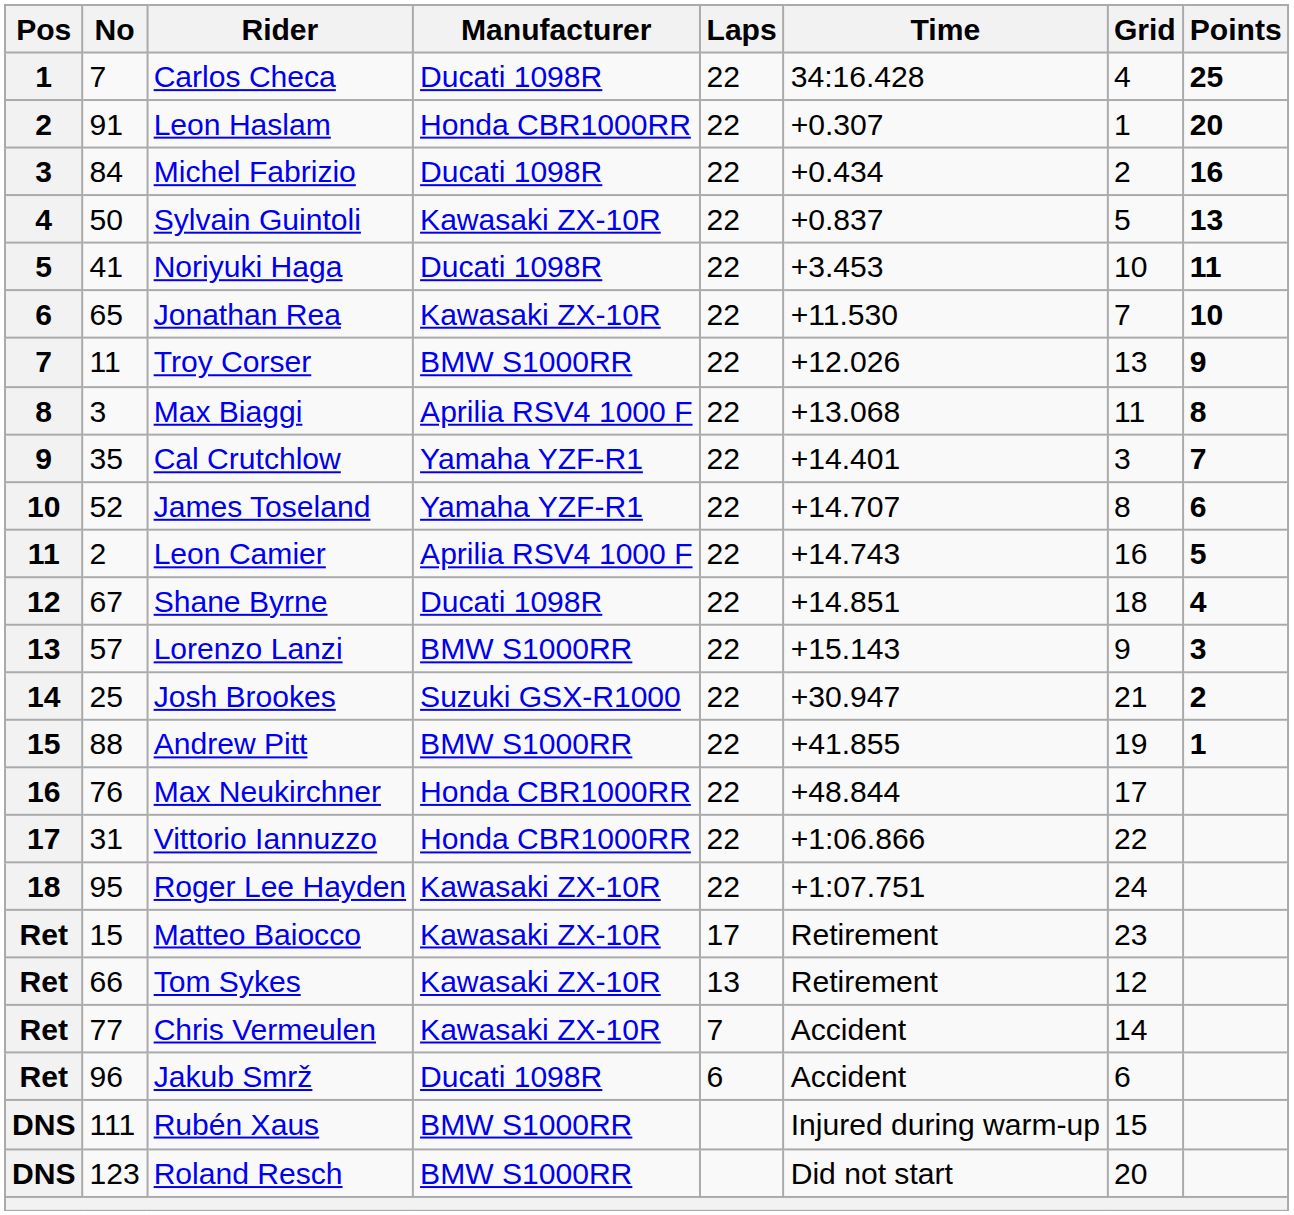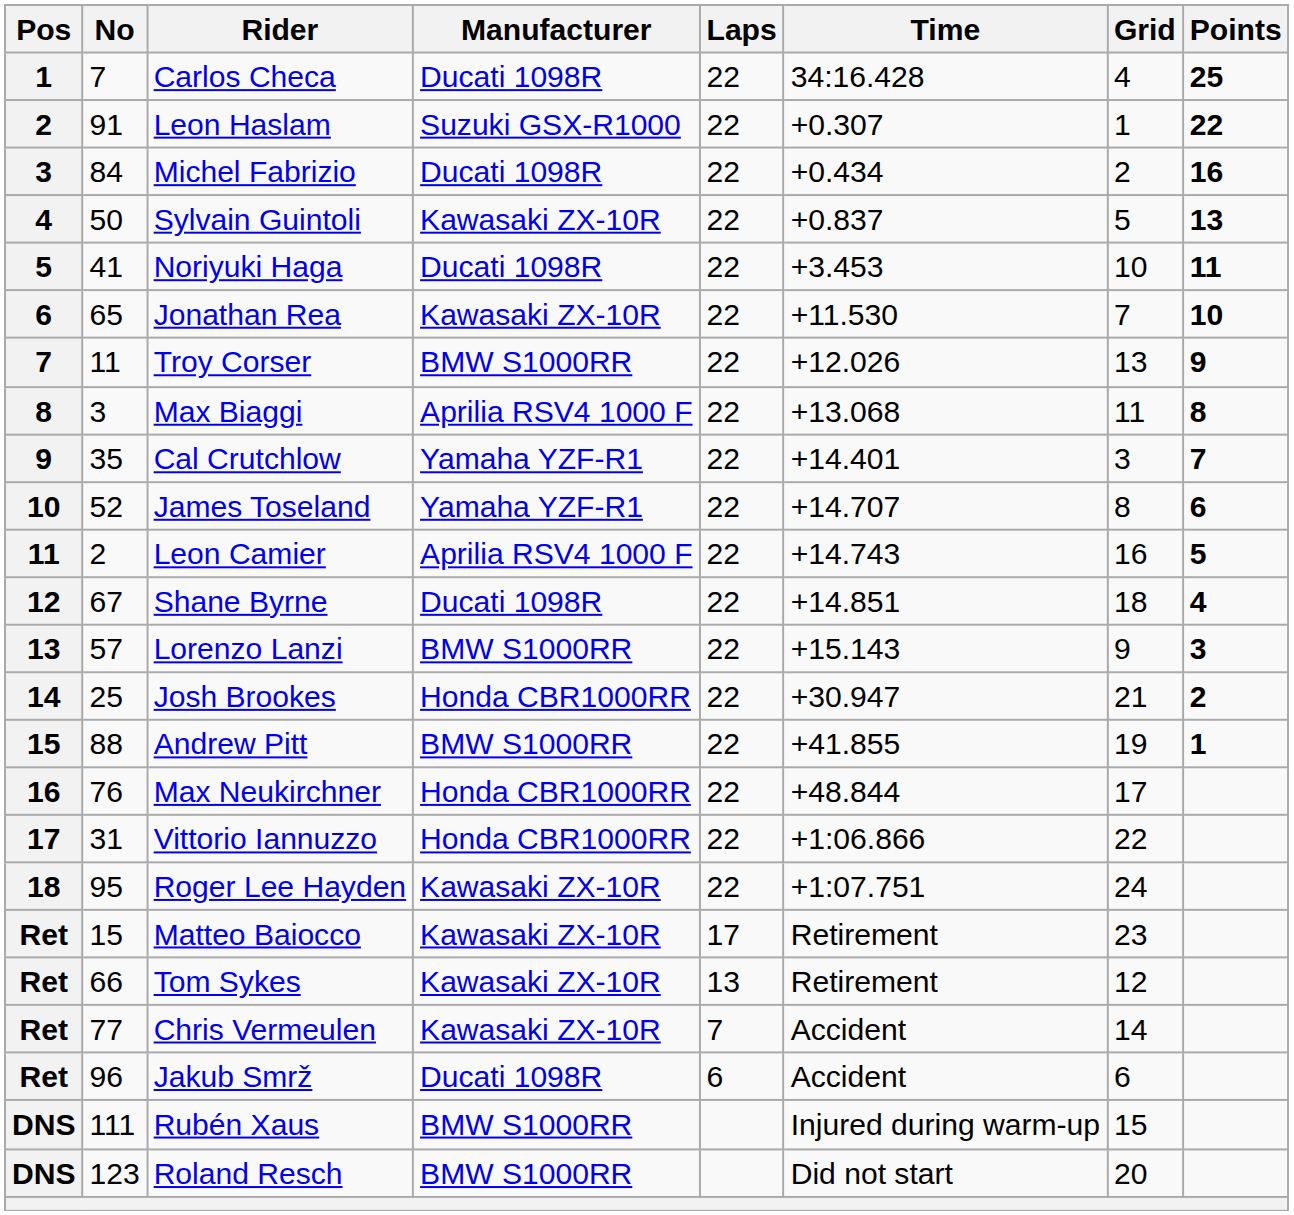(555, 124) Honda CBR1000RR -> (550, 124) Suzuki GSX-R1000
(1206, 124) 20 -> (1206, 124) 22
(550, 696) Suzuki GSX-R1000 -> (555, 696) Honda CBR1000RR
